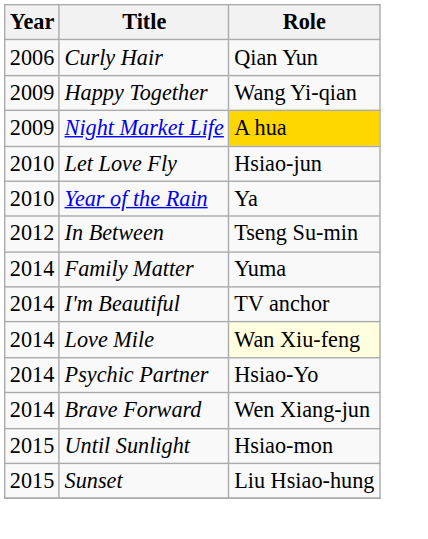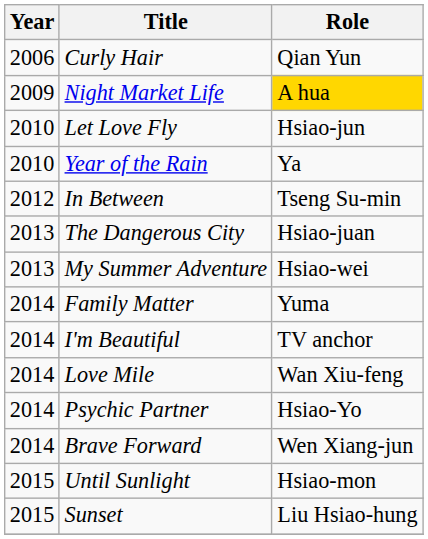- row: (136, 92)
+ row: (154, 233)
+ row: (166, 269)
(297, 339) lightyellow background -> (340, 374) no background
